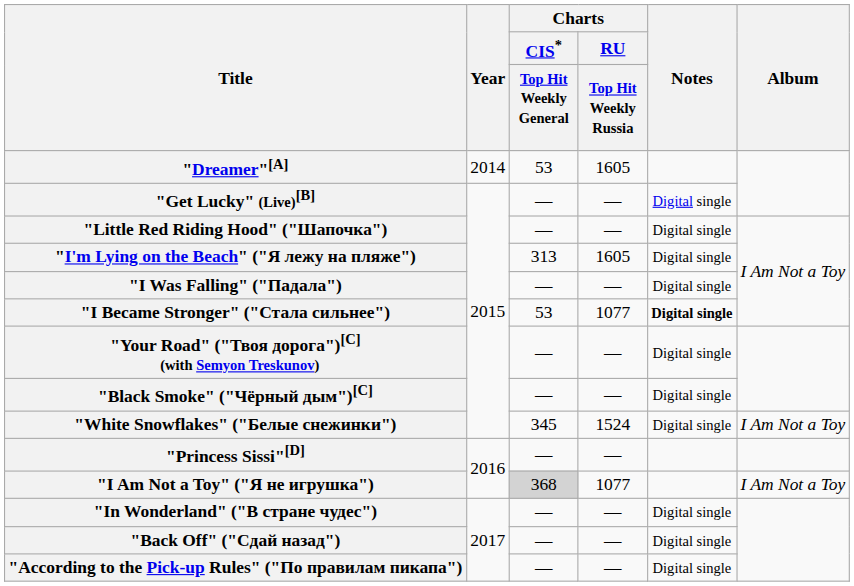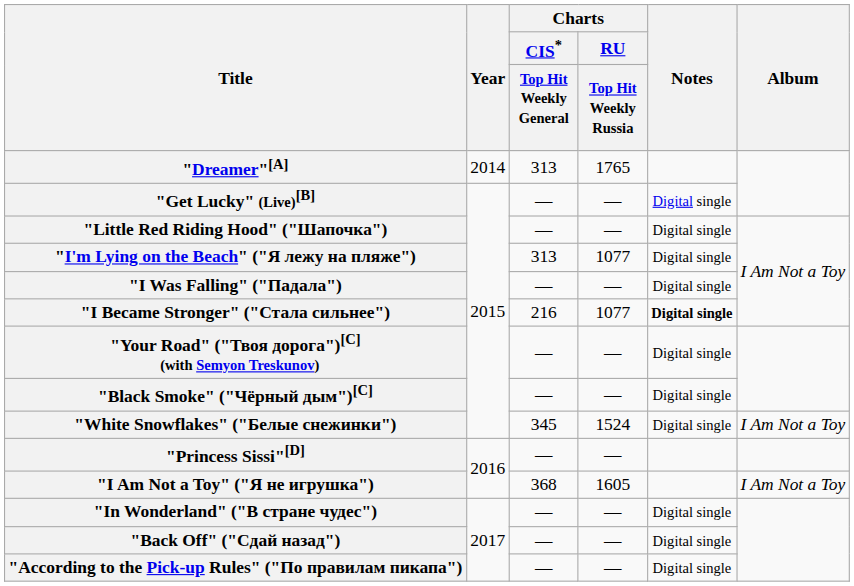(544, 167) 53 -> (544, 167) 313
(613, 167) 1605 -> (613, 167) 1765
(613, 257) 1605 -> (613, 257) 1077
(544, 312) 53 -> (544, 312) 216
(544, 484) lightgrey background -> (544, 484) no background
(613, 484) 1077 -> (613, 484) 1605
